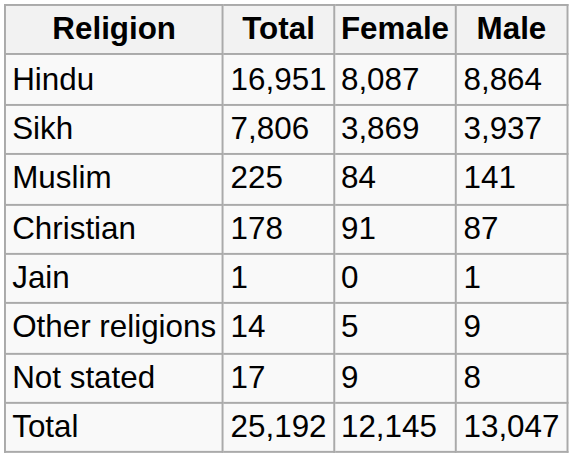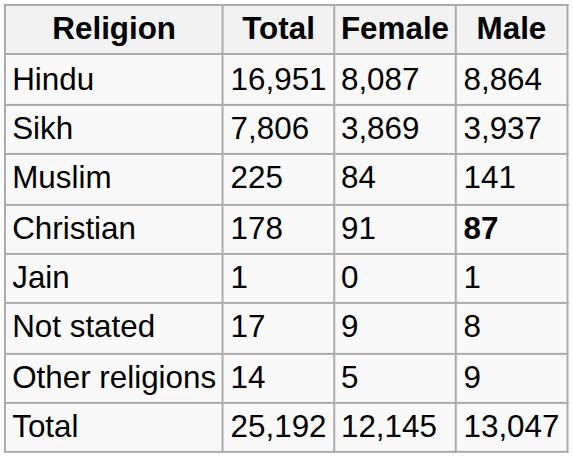(481, 228) normal -> (481, 228) bold
rows swapped: (114, 327) <-> (84, 377)
